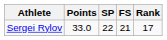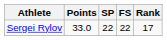(125, 28) 21 -> (125, 28) 22
